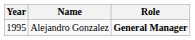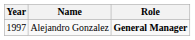(16, 27) 1995 -> (16, 27) 1997
